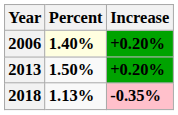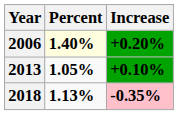(72, 69) 1.50% -> (72, 69) 1.05%
(138, 69) +0.20% -> (138, 69) +0.10%
